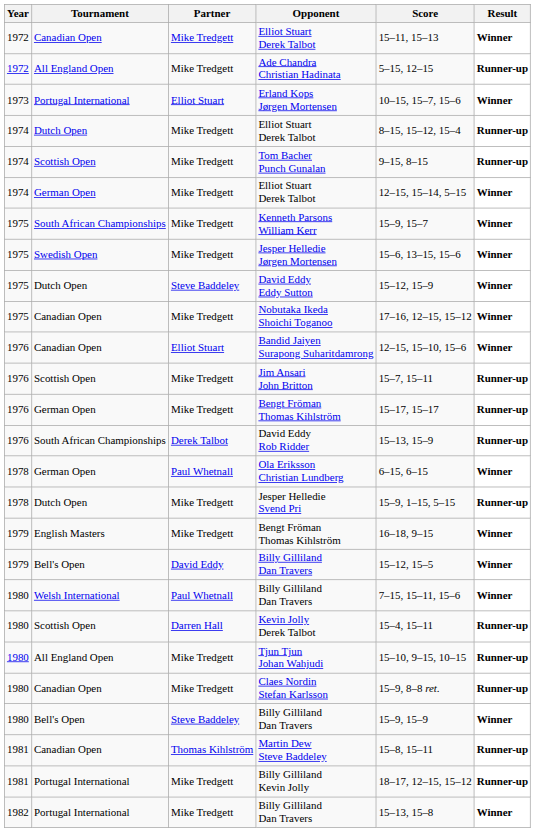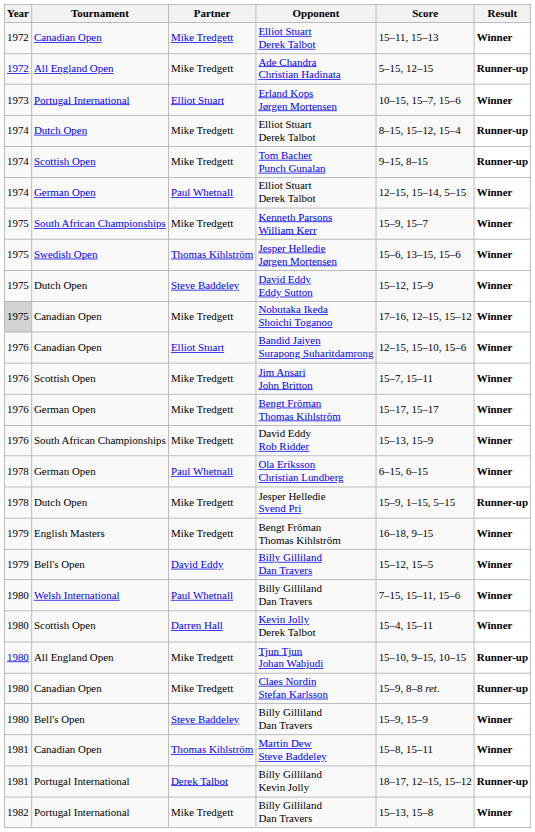(202, 193) Mike Tredgett -> (202, 193) Paul Whetnall
(202, 255) Mike Tredgett -> (212, 255) Thomas Kihlström
(18, 317) no background -> (18, 317) lightgrey background
(502, 379) Runner-up -> (495, 379) Winner
(502, 410) Runner-up -> (495, 410) Winner
(199, 441) Derek Talbot -> (202, 441) Mike Tredgett
(502, 441) Runner-up -> (495, 441) Winner
(502, 626) Runner-up -> (495, 626) Winner
(502, 750) Runner-up -> (495, 750) Winner
(202, 781) Mike Tredgett -> (199, 781) Derek Talbot
